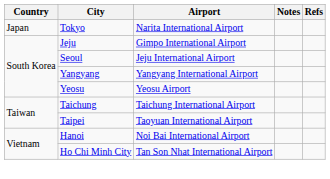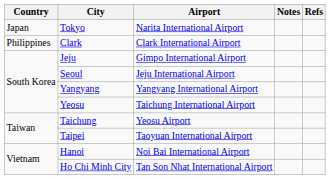+ row: (71, 43)
(163, 89) Yeosu Airport -> (195, 105) Taichung International Airport
(195, 105) Taichung International Airport -> (163, 120) Yeosu Airport
